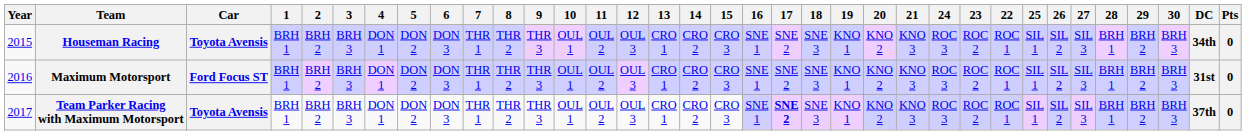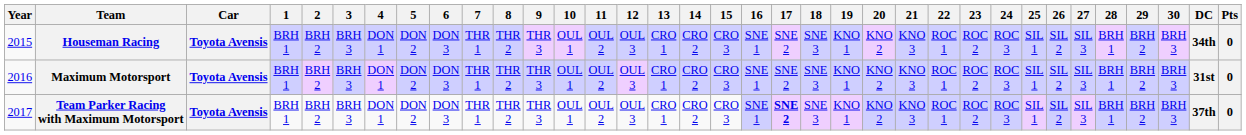columns swapped: (1007, 14) <-> (944, 14)
(229, 76) Ford Focus ST -> (229, 76) Toyota Avensis
